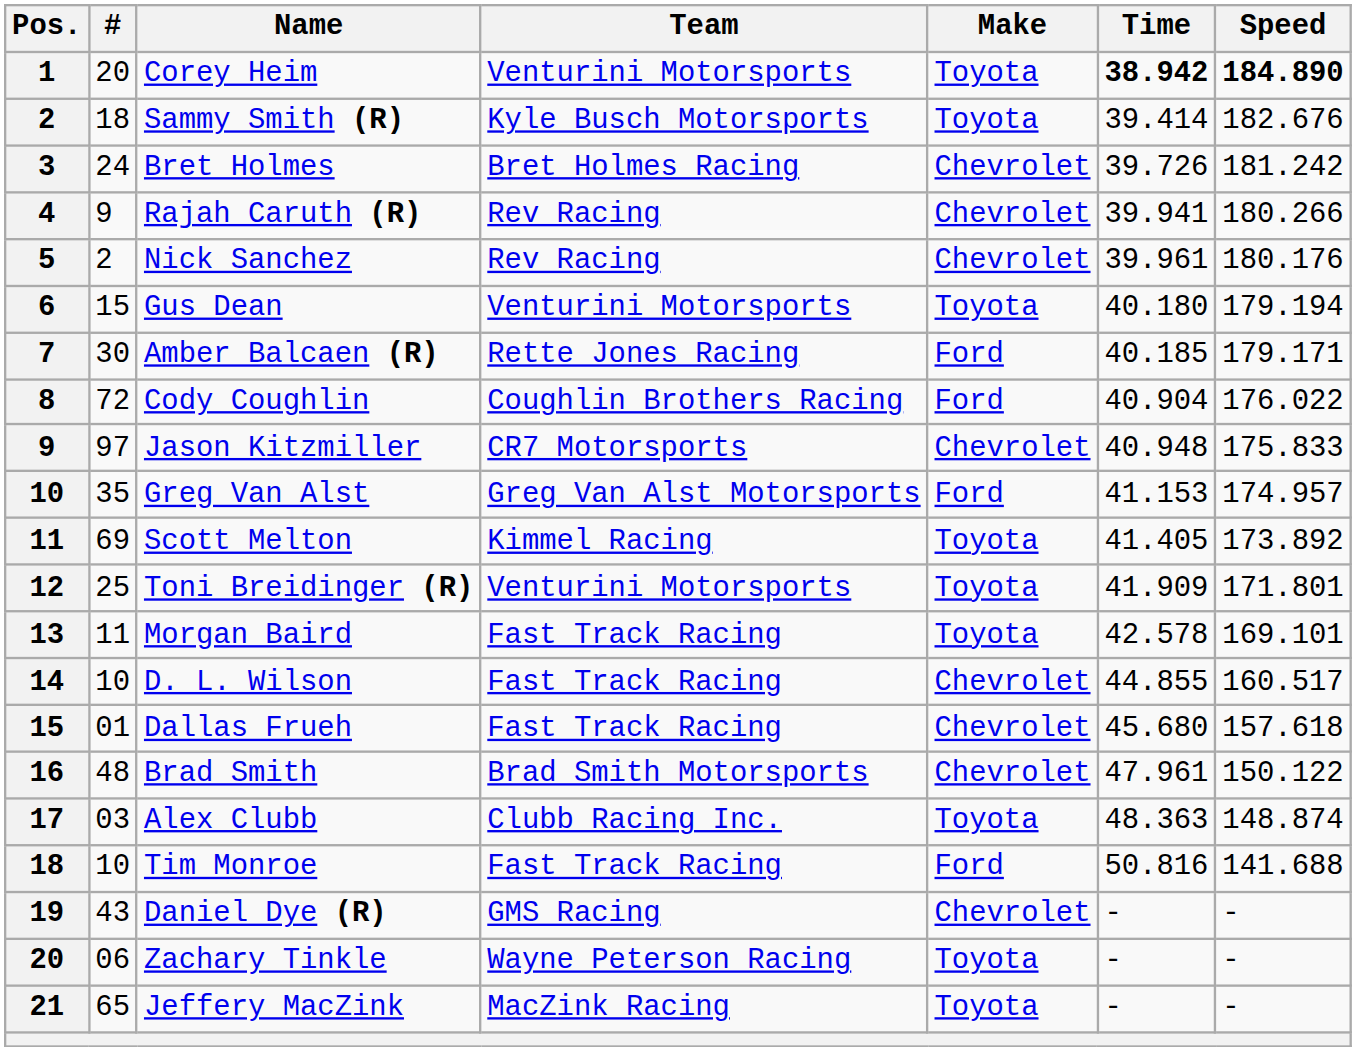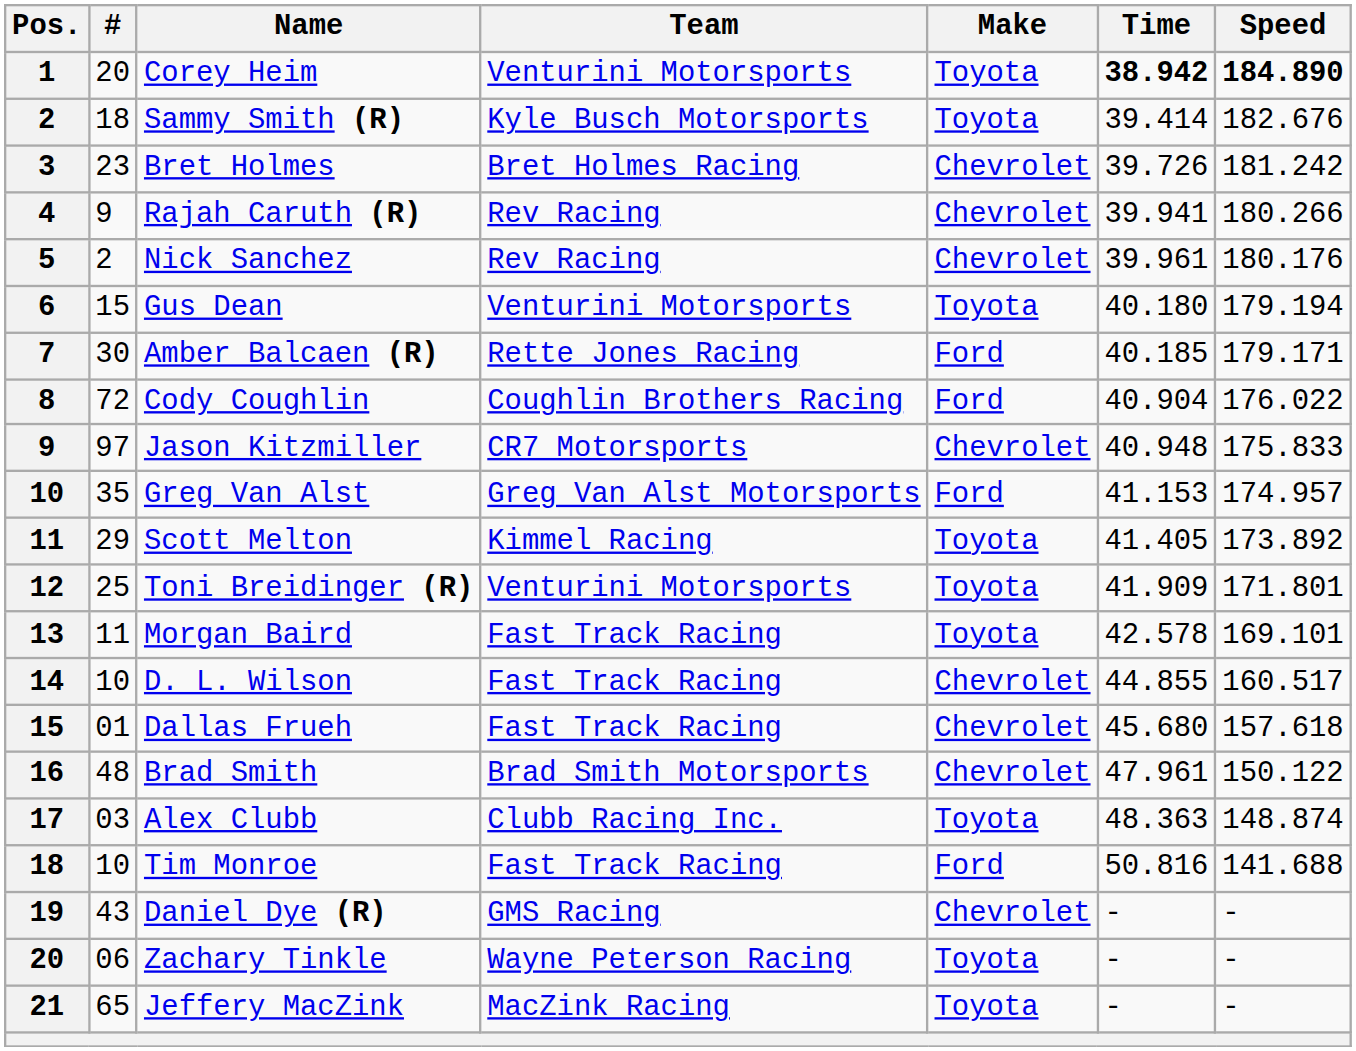(113, 169) 24 -> (113, 169) 23
(113, 542) 69 -> (113, 542) 29
